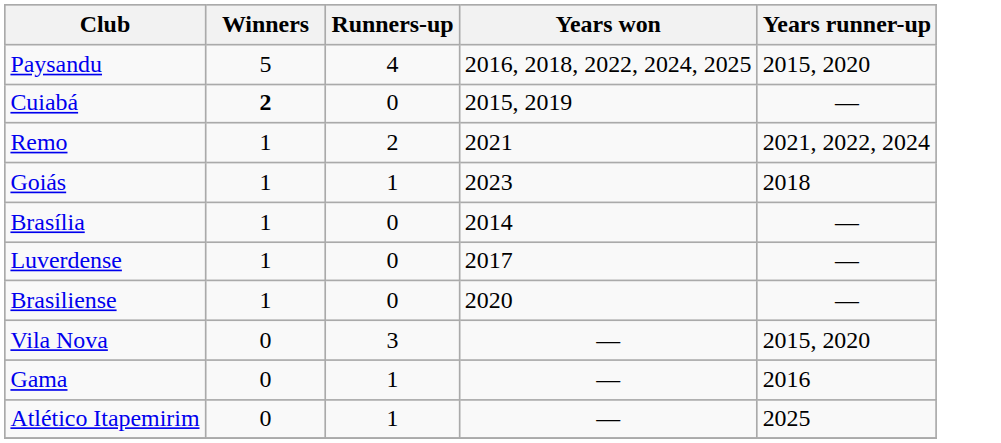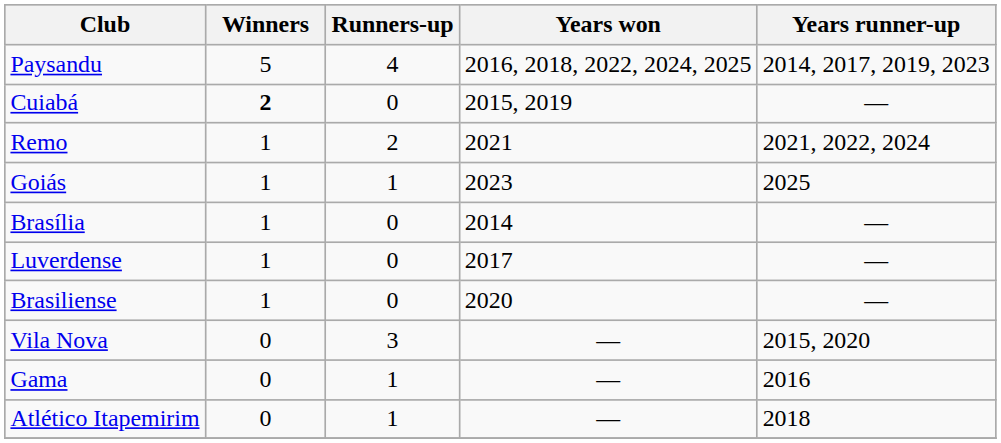(816, 64) 2015, 2020 -> (876, 64) 2014, 2017, 2019, 2023
(787, 182) 2018 -> (787, 182) 2025
(787, 418) 2025 -> (787, 418) 2018
